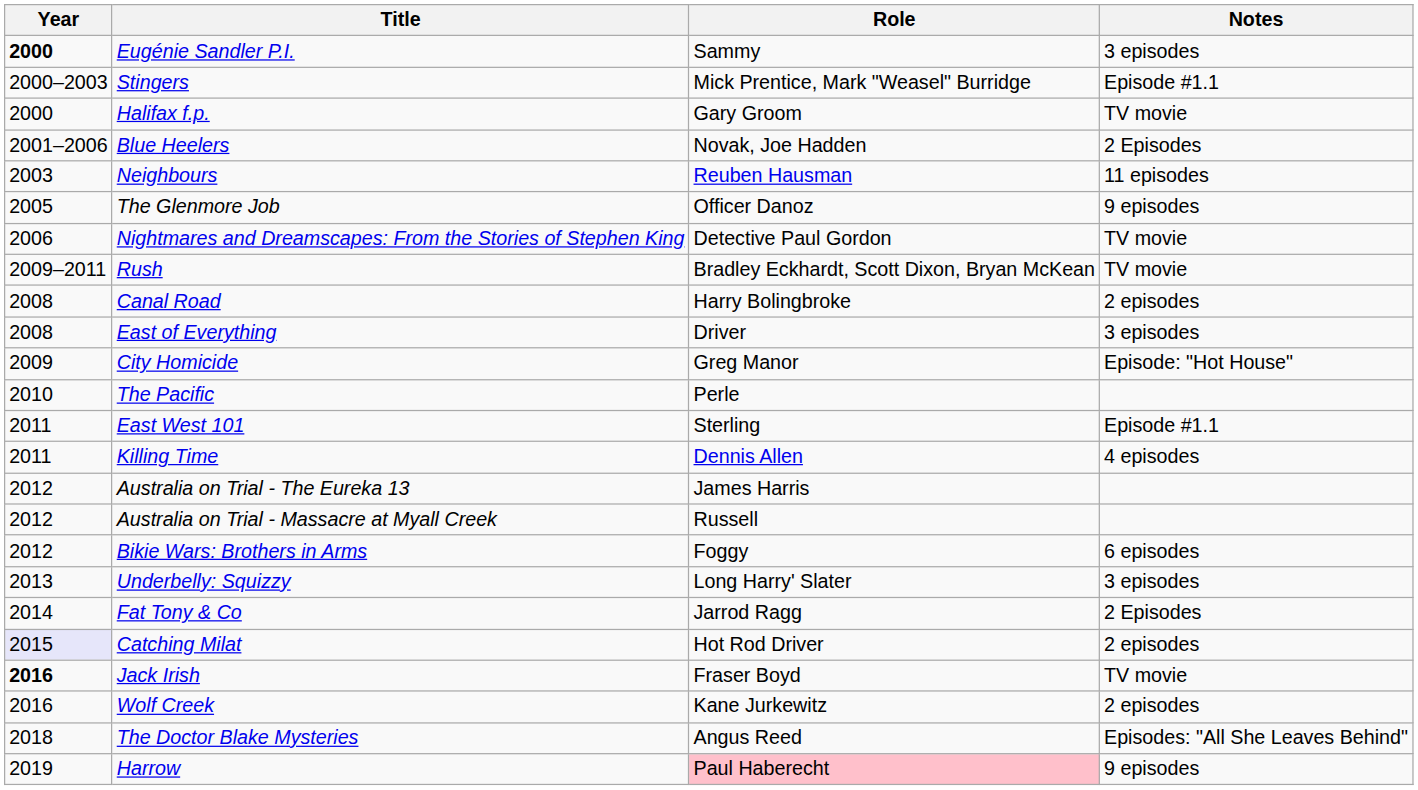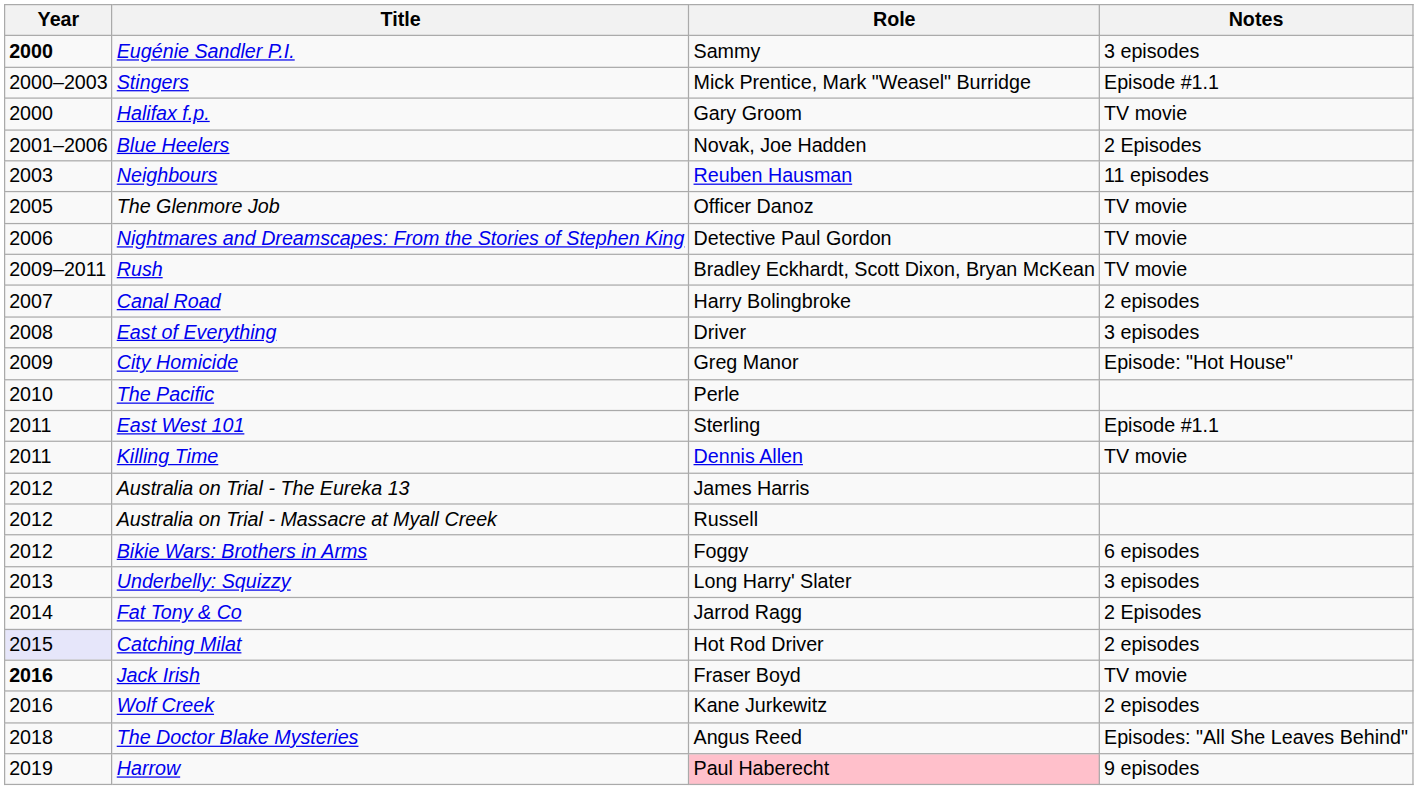(1152, 207) 9 episodes -> (1146, 207) TV movie
(31, 301) 2008 -> (31, 301) 2007
(1152, 457) 4 episodes -> (1146, 457) TV movie
